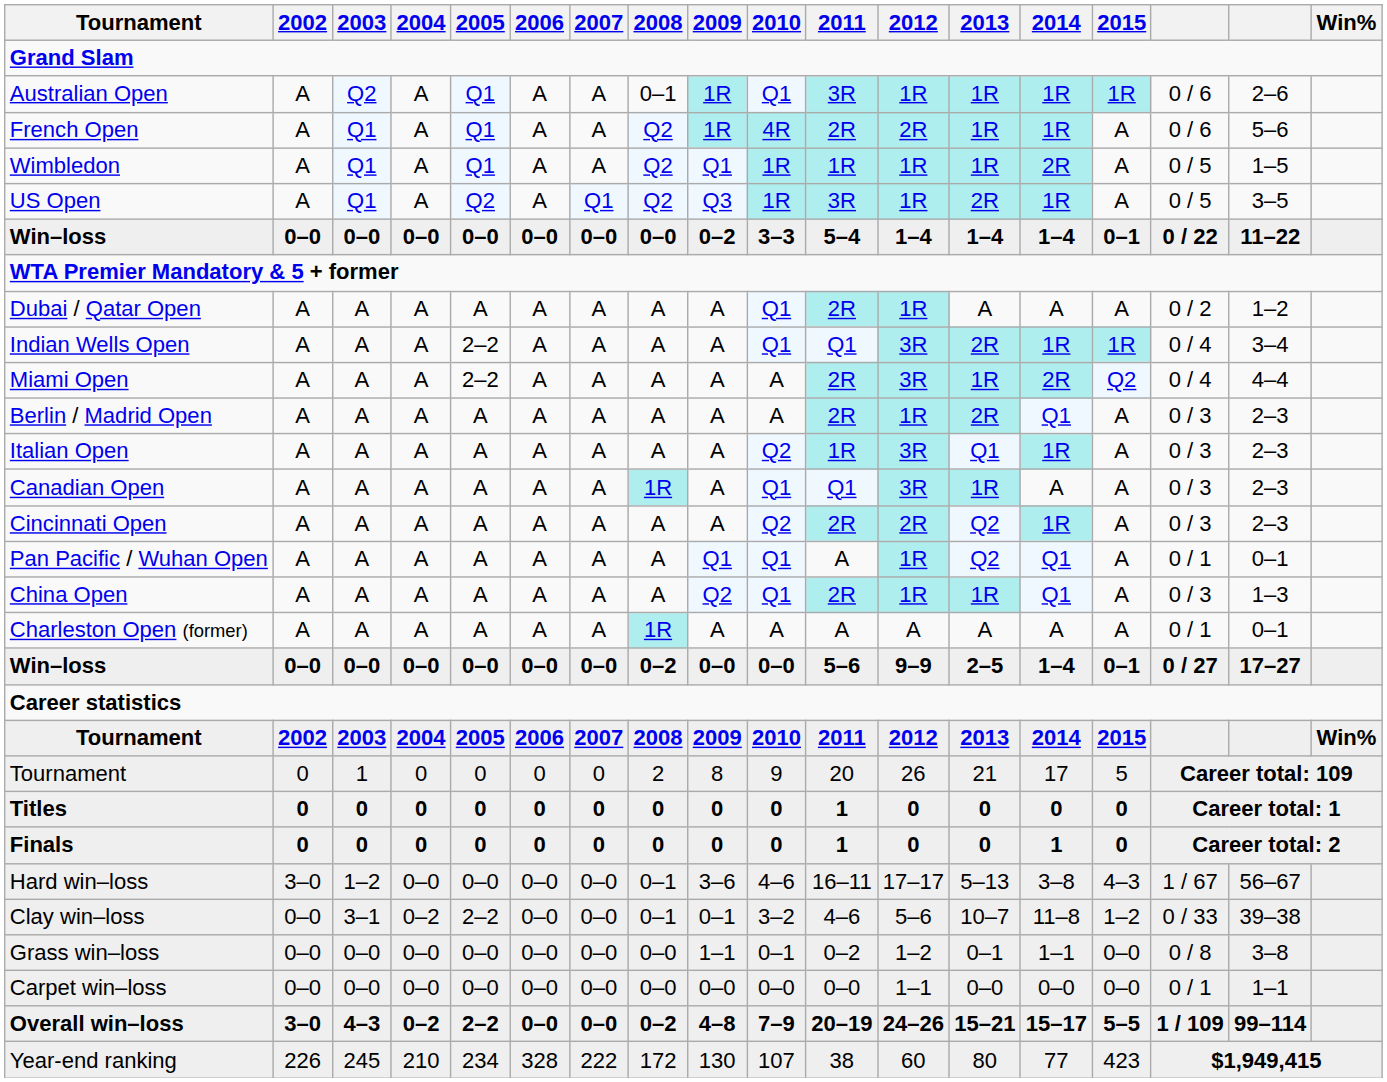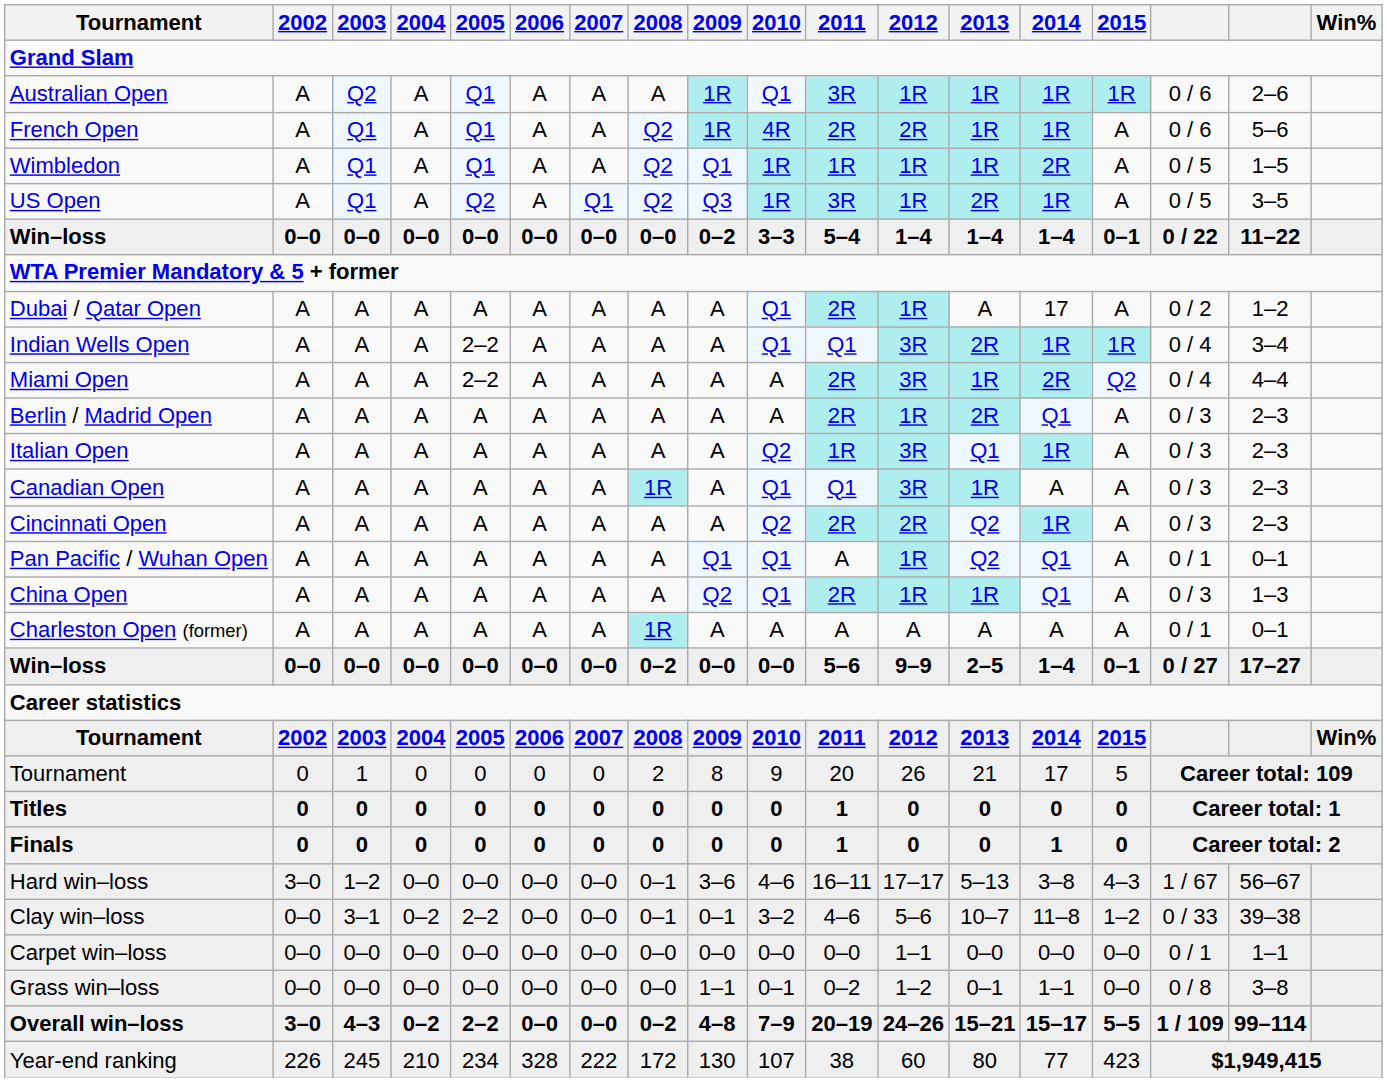(658, 93) 0–1 -> (658, 93) A
(1056, 308) A -> (1056, 308) 17
rows swapped: (85, 951) <-> (88, 987)
